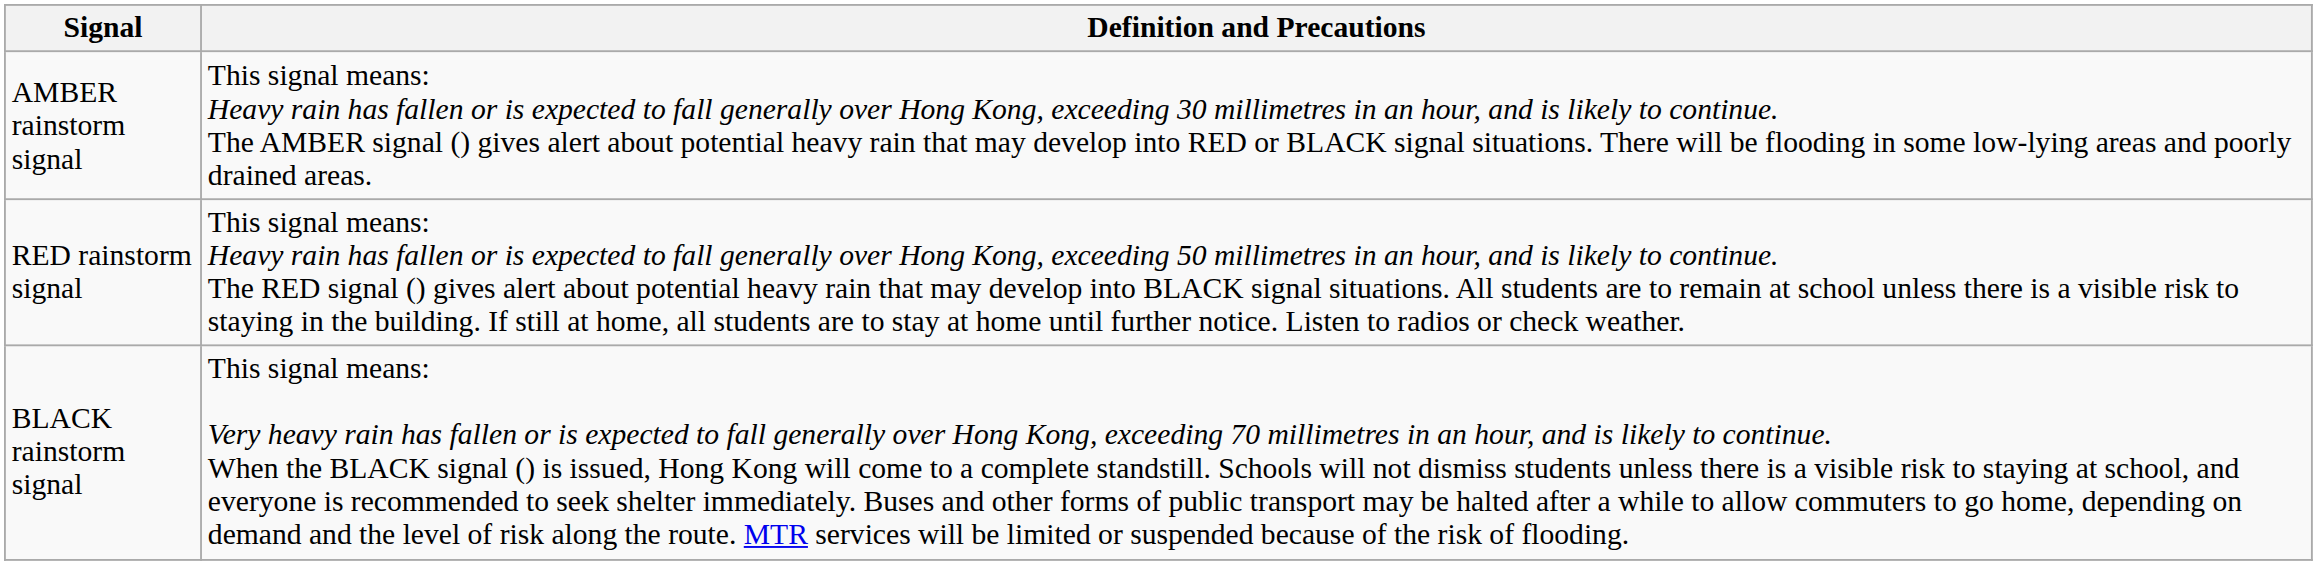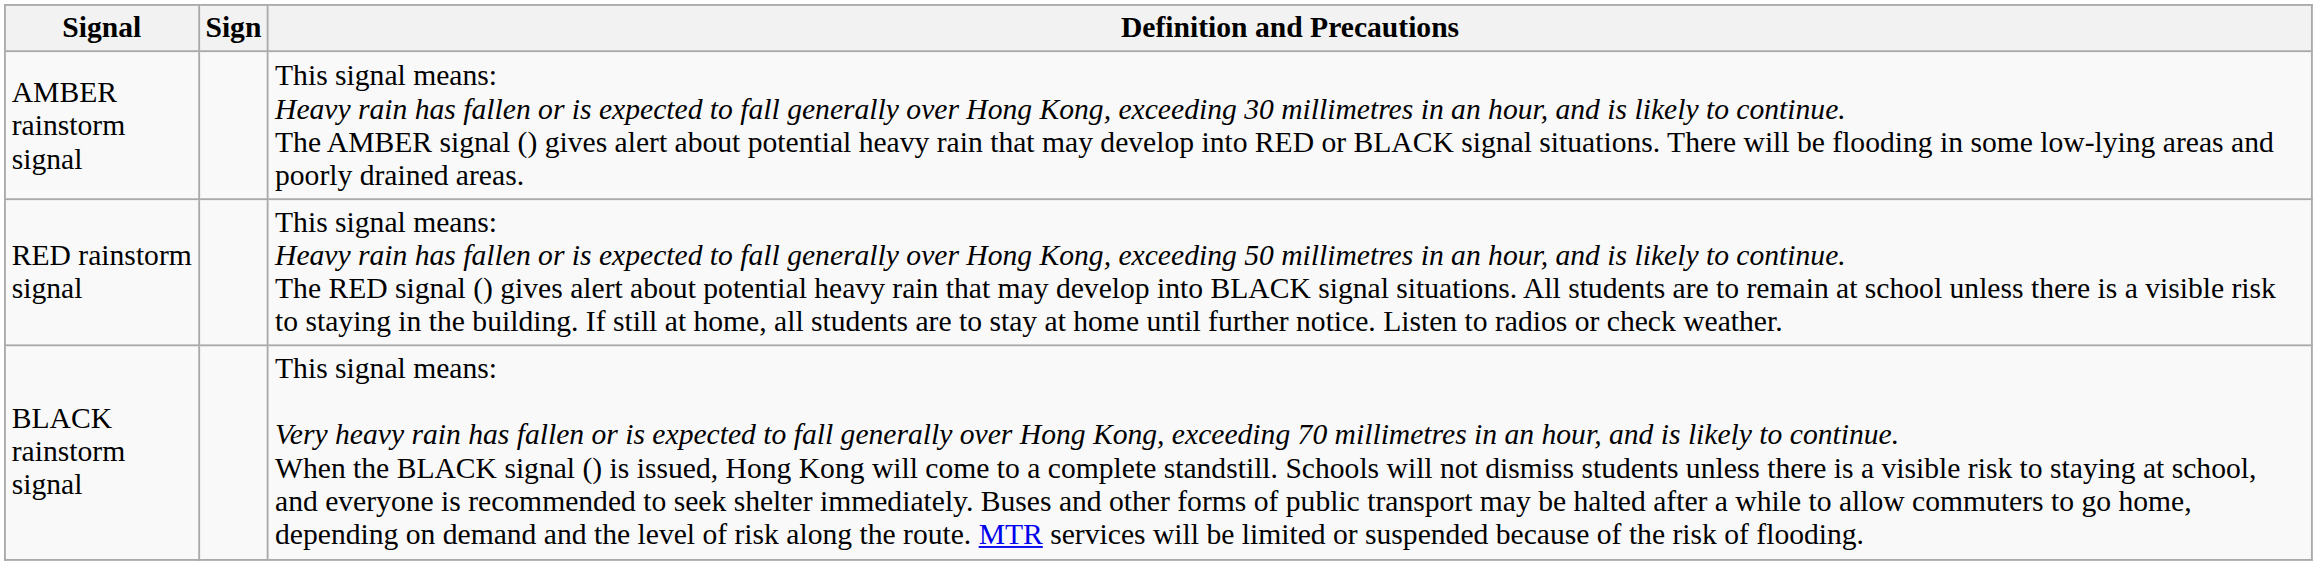+ column: (233, 27)
